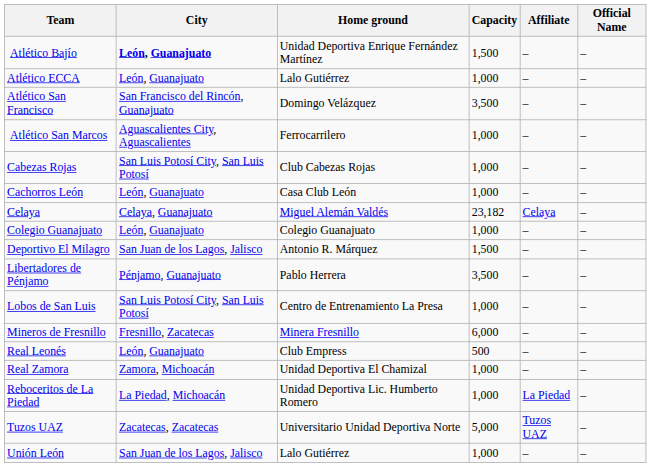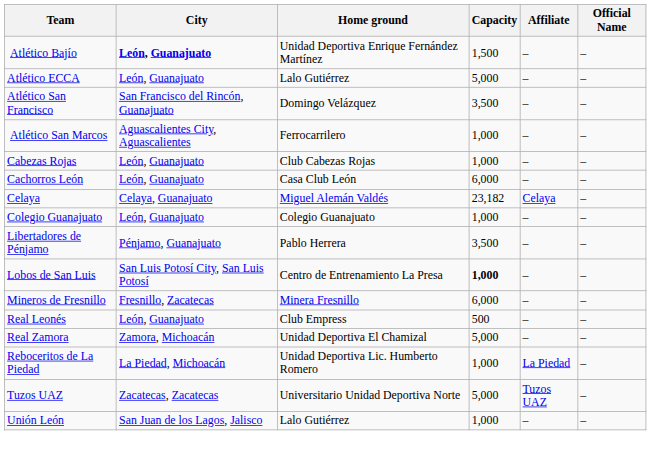(485, 78) 1,000 -> (485, 78) 5,000
(191, 167) San Luis Potosí City, San Luis Potosí -> (161, 161) León, Guanajuato
(485, 193) 1,000 -> (485, 179) 6,000
- row: (58, 249)
(485, 307) normal -> (485, 274) bold
(485, 370) 1,000 -> (485, 337) 5,000
